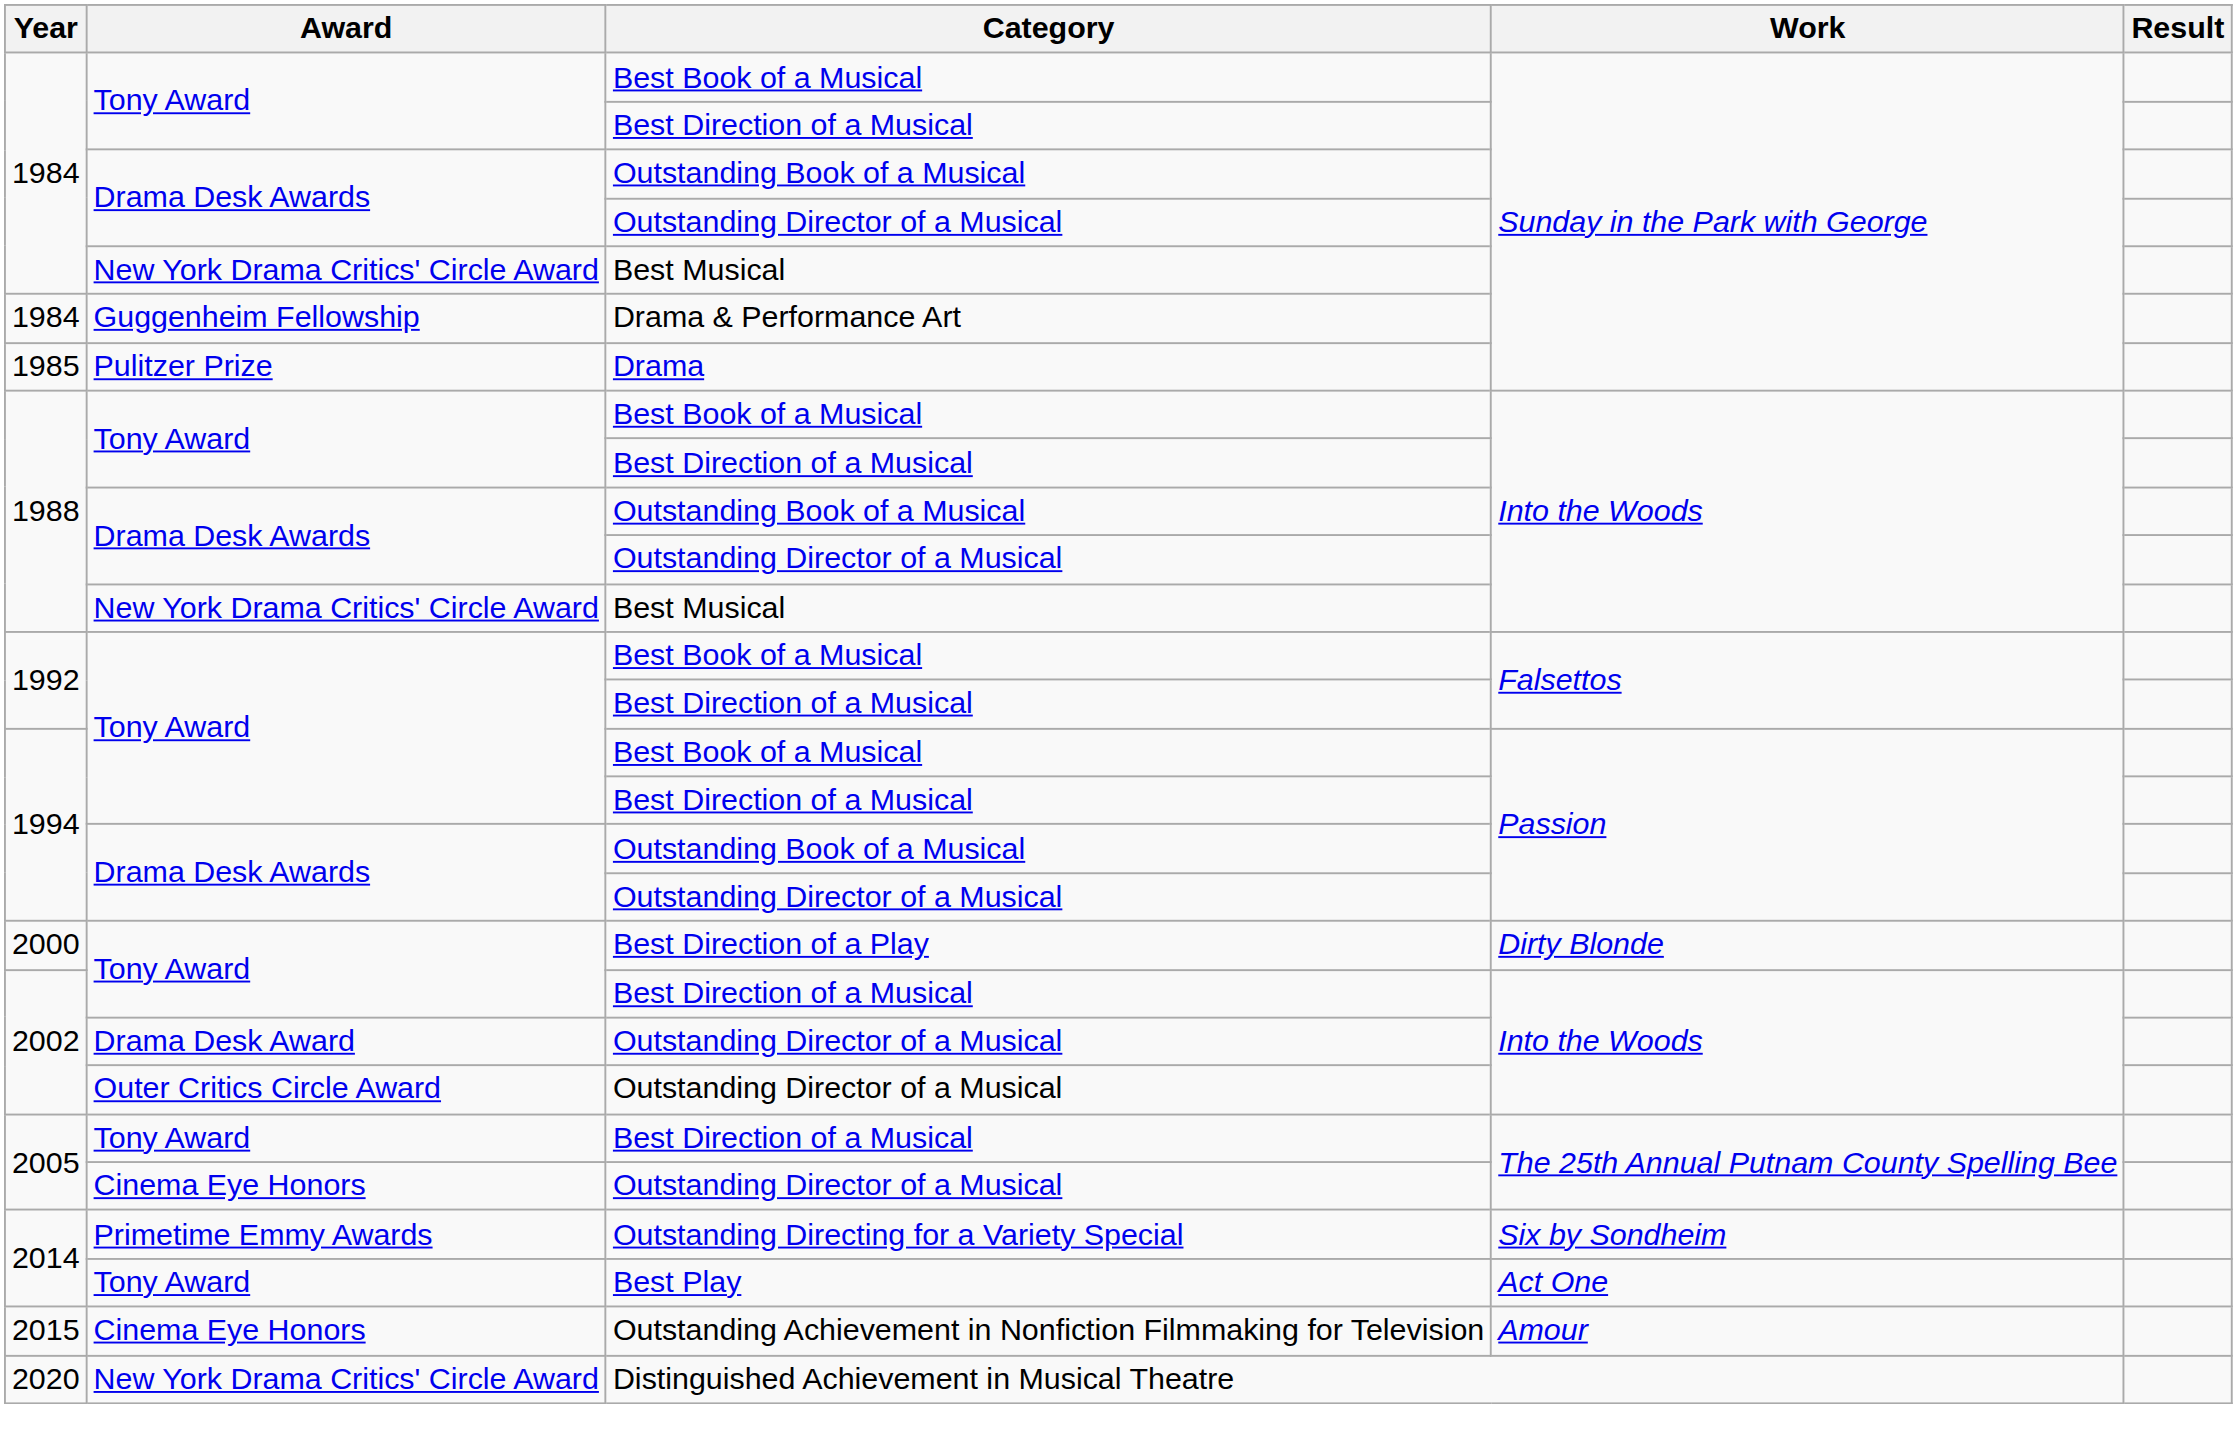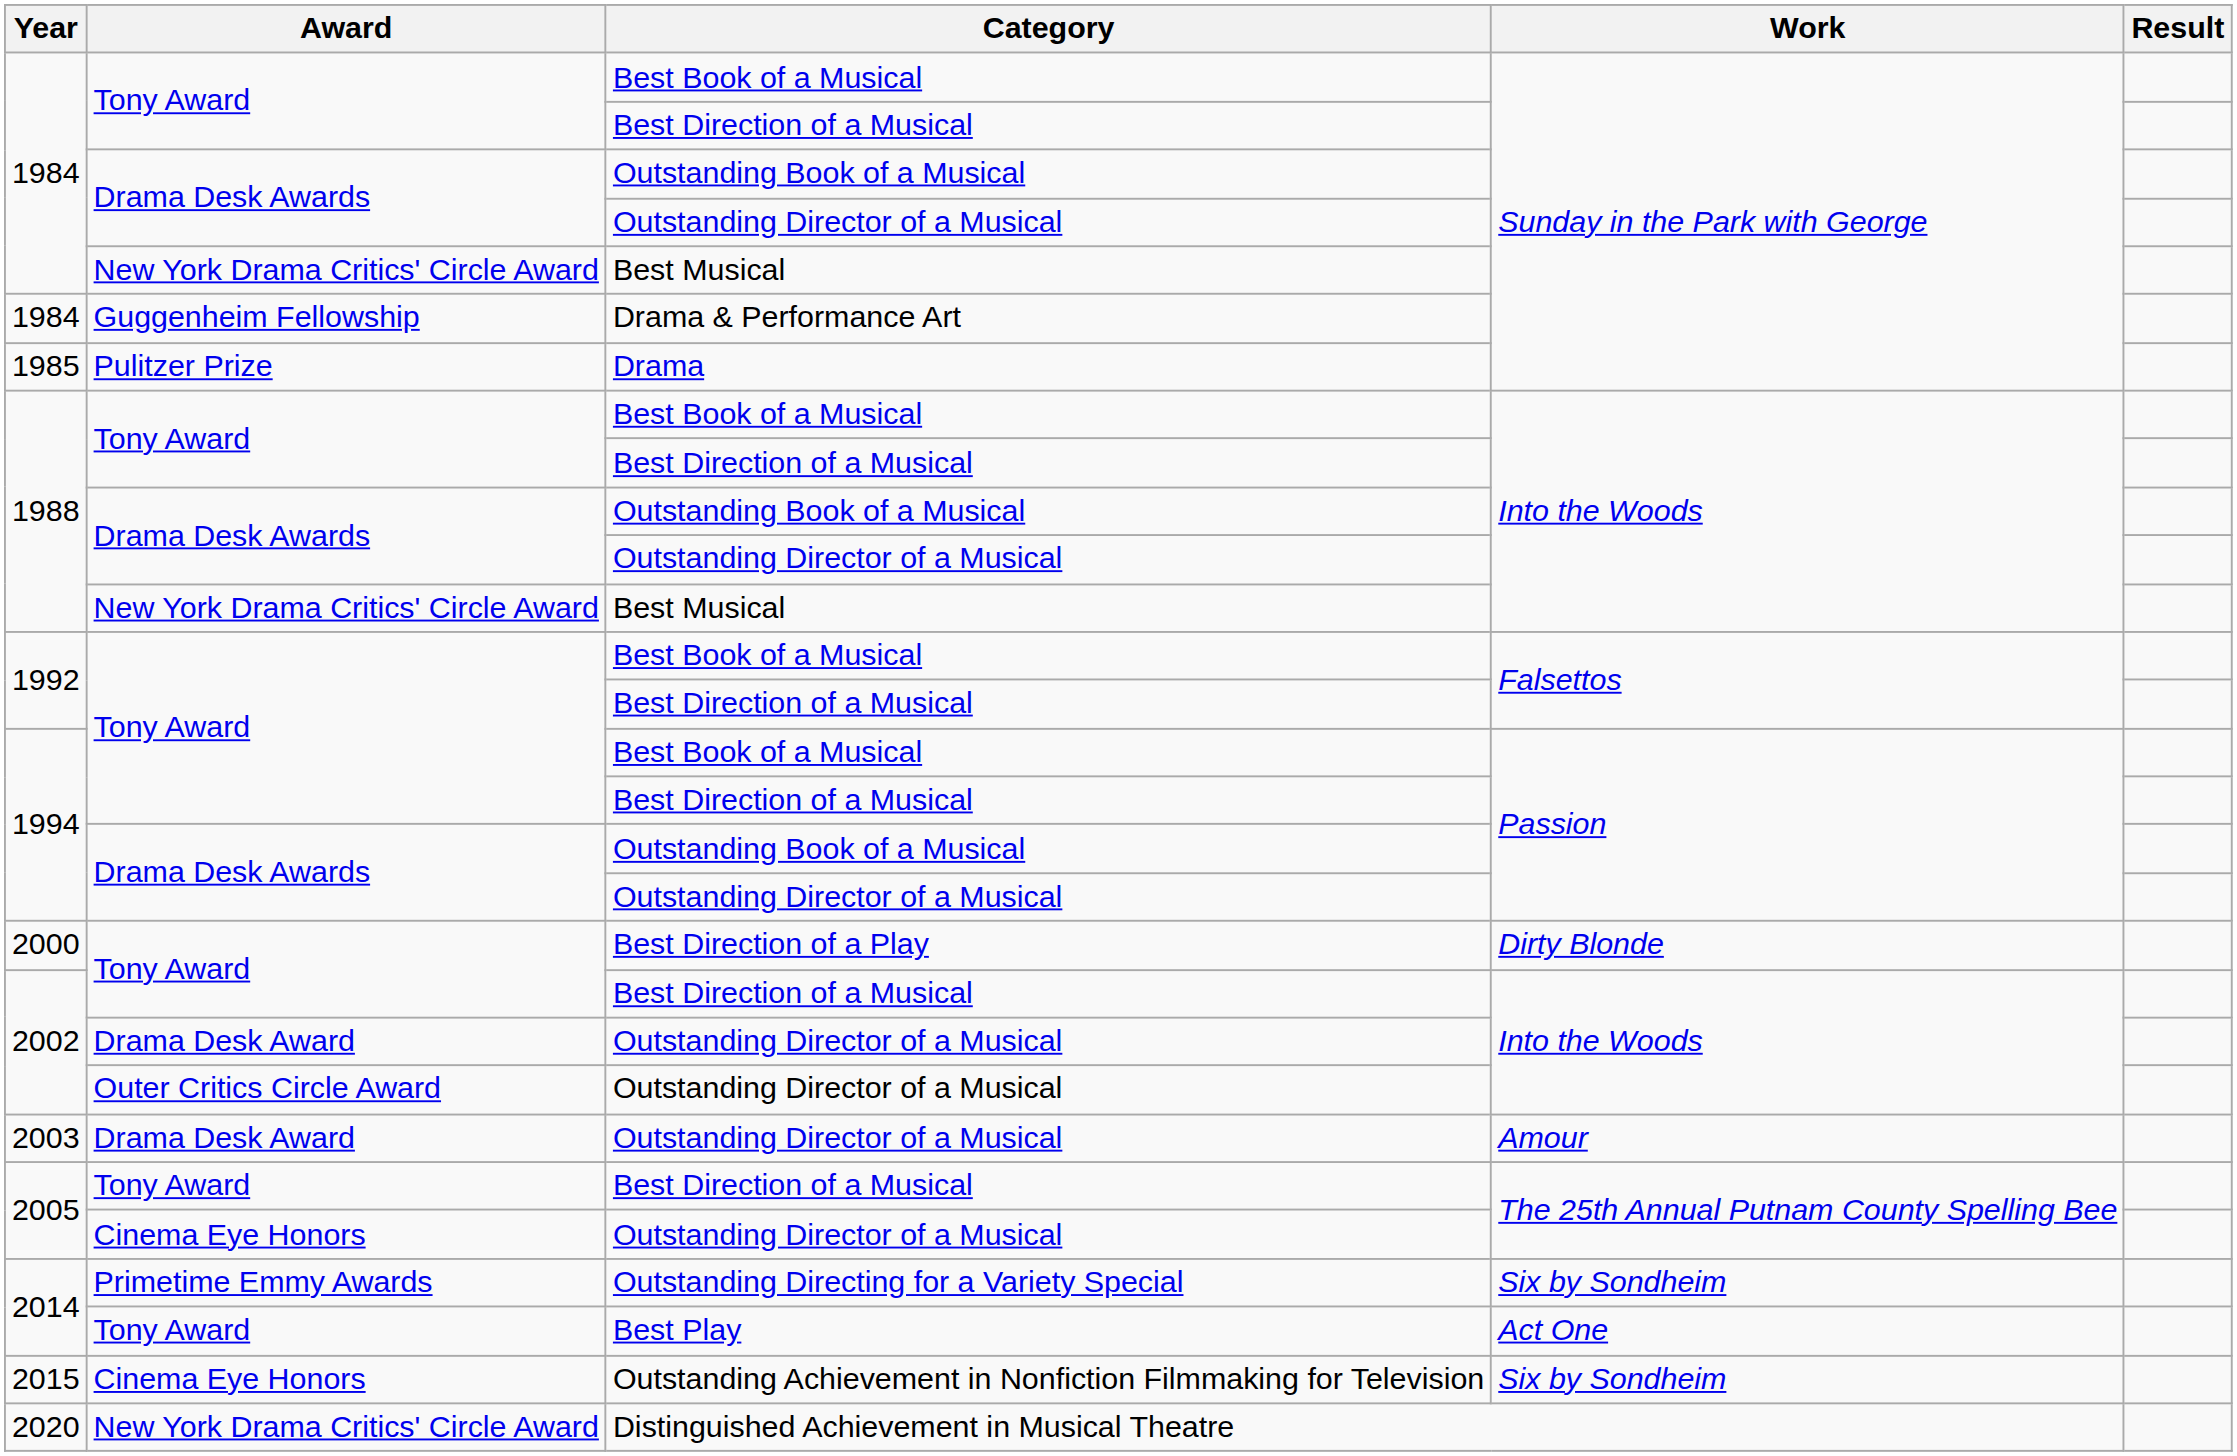+ row: (46, 1137)
(1543, 1330) Amour -> (1612, 1378) Six by Sondheim
